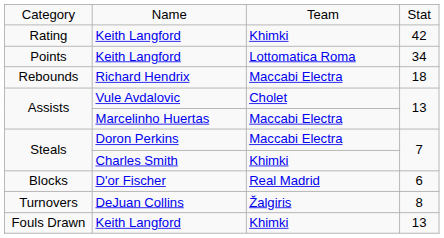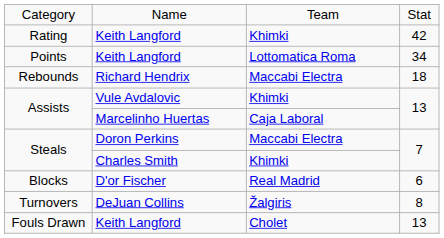(268, 98) Cholet -> (269, 98) Khimki
(296, 118) Maccabi Electra -> (286, 118) Caja Laboral
(269, 222) Khimki -> (268, 222) Cholet
